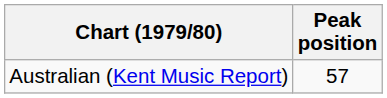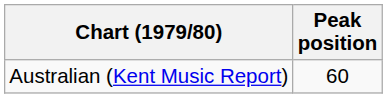(337, 76) 57 -> (337, 76) 60
